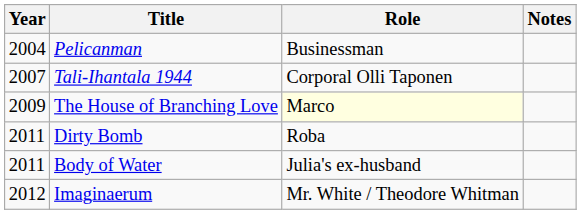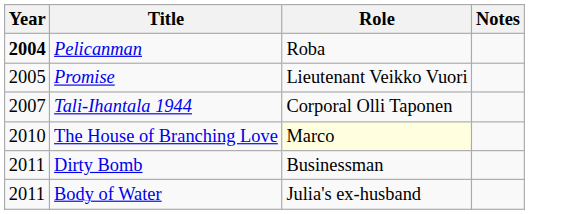(27, 48) normal -> (27, 48) bold
(335, 48) Businessman -> (306, 48) Roba
+ row: (84, 77)
(27, 106) 2009 -> (27, 135) 2010
(306, 135) Roba -> (335, 164) Businessman
- row: (103, 194)
